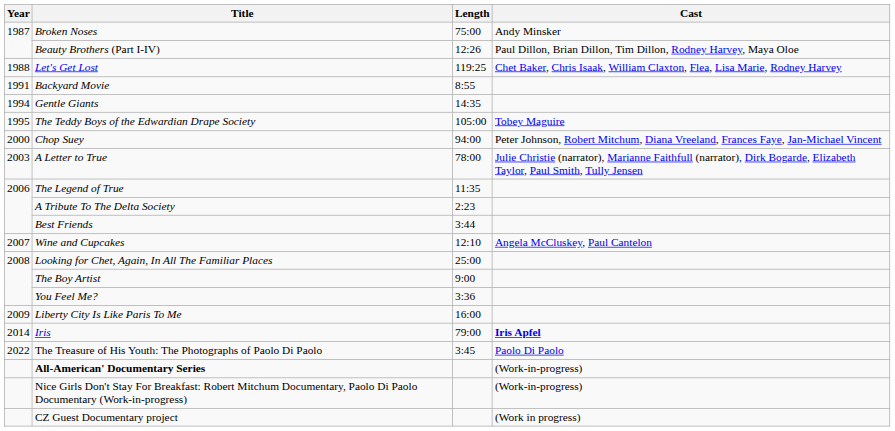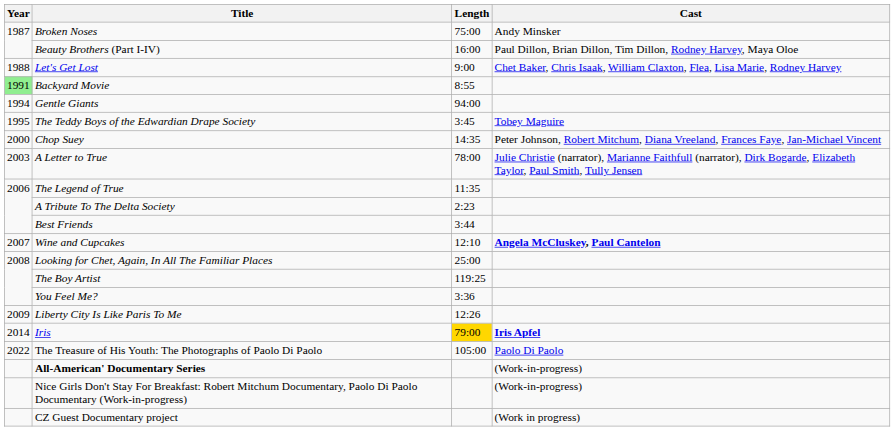(468, 49) 12:26 -> (468, 49) 16:00
(471, 67) 119:25 -> (465, 67) 9:00
(18, 85) no background -> (18, 85) lightgreen background
(468, 103) 14:35 -> (468, 103) 94:00
(471, 121) 105:00 -> (465, 121) 3:45
(468, 139) 94:00 -> (468, 139) 14:35
(573, 242) normal -> (578, 242) bold
(465, 278) 9:00 -> (470, 278) 119:25
(468, 314) 16:00 -> (468, 314) 12:26
(468, 332) no background -> (468, 332) gold background
(465, 350) 3:45 -> (470, 350) 105:00
